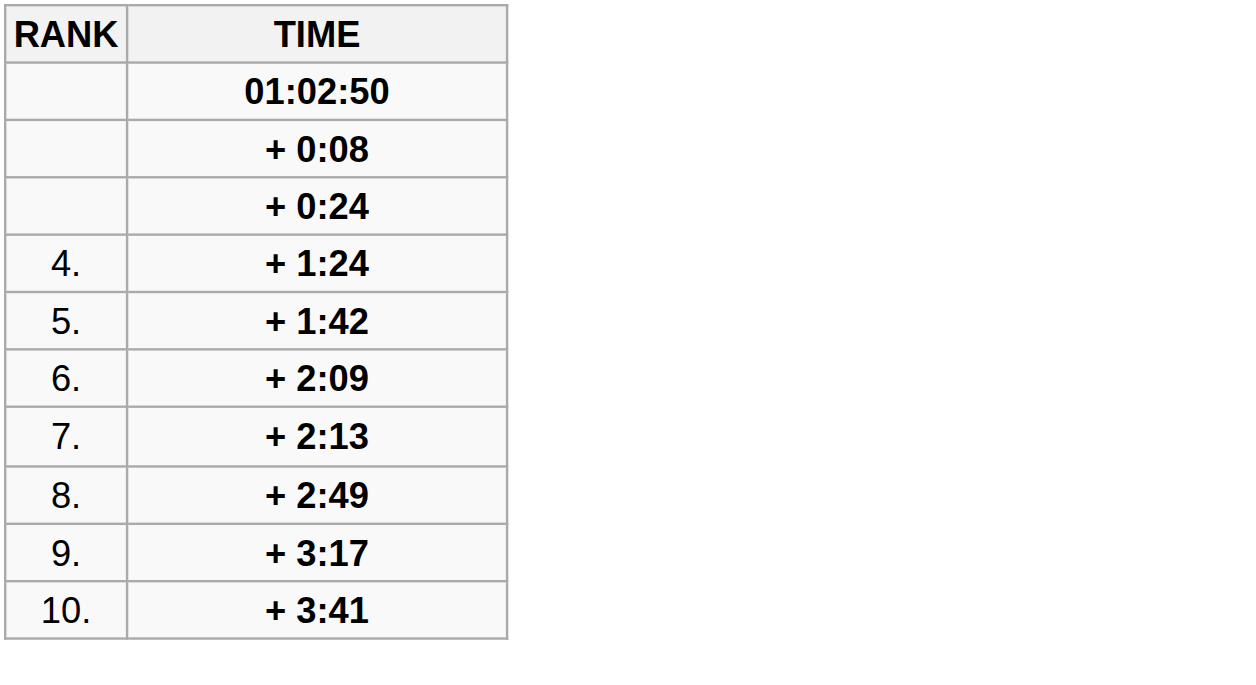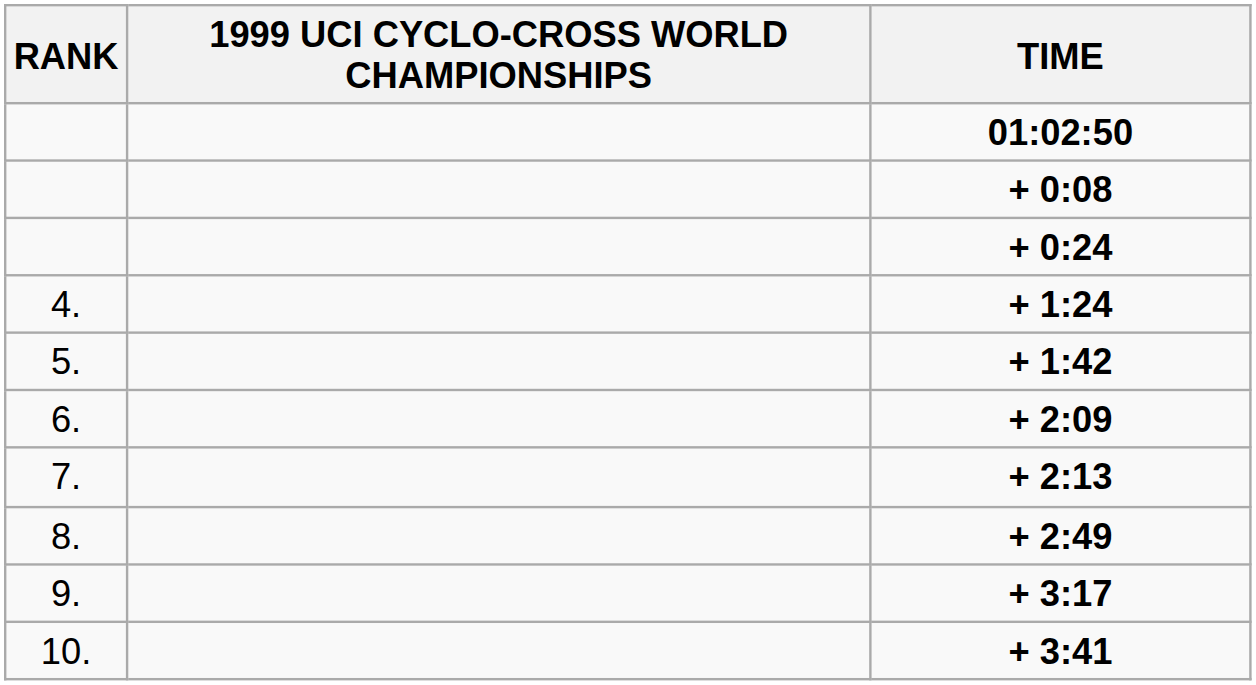+ column: (499, 54)
